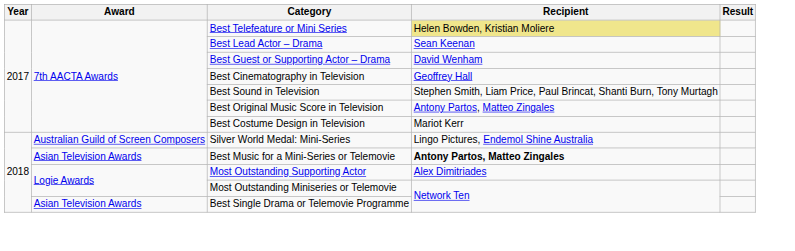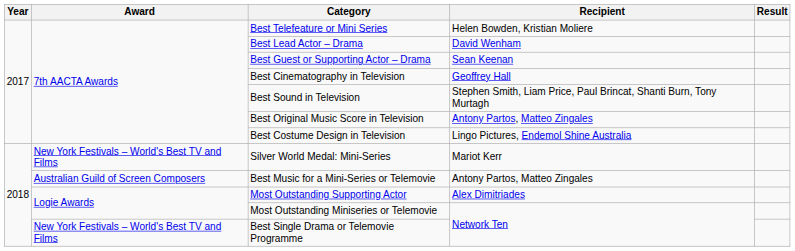(484, 28) khaki background -> (522, 28) no background
(444, 44) Sean Keenan -> (486, 44) David Wenham
(448, 60) David Wenham -> (483, 60) Sean Keenan
(439, 124) Mariot Kerr -> (542, 135) Lingo Pictures, Endemol Shine Australia
(119, 140) Australian Guild of Screen Composers -> (127, 157) New York Festivals – World's Best TV and Films
(503, 140) Lingo Pictures, Endemol Shine Australia -> (477, 157) Mariot Kerr
(88, 156) Asian Television Awards -> (119, 179) Australian Guild of Screen Composers
(489, 156) bold -> (522, 179) normal
(88, 204) Asian Television Awards -> (127, 232) New York Festivals – World's Best TV and Films
